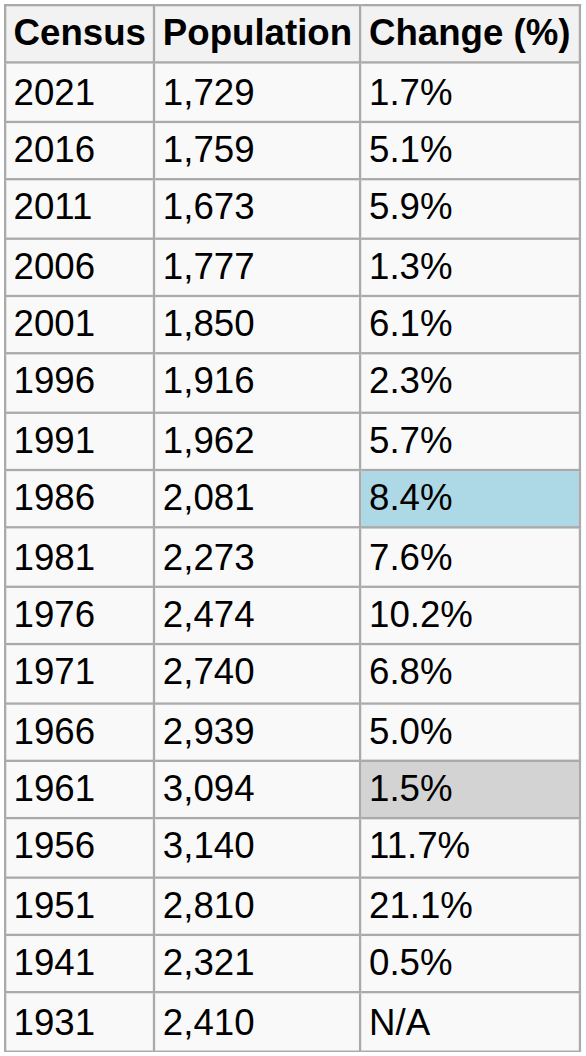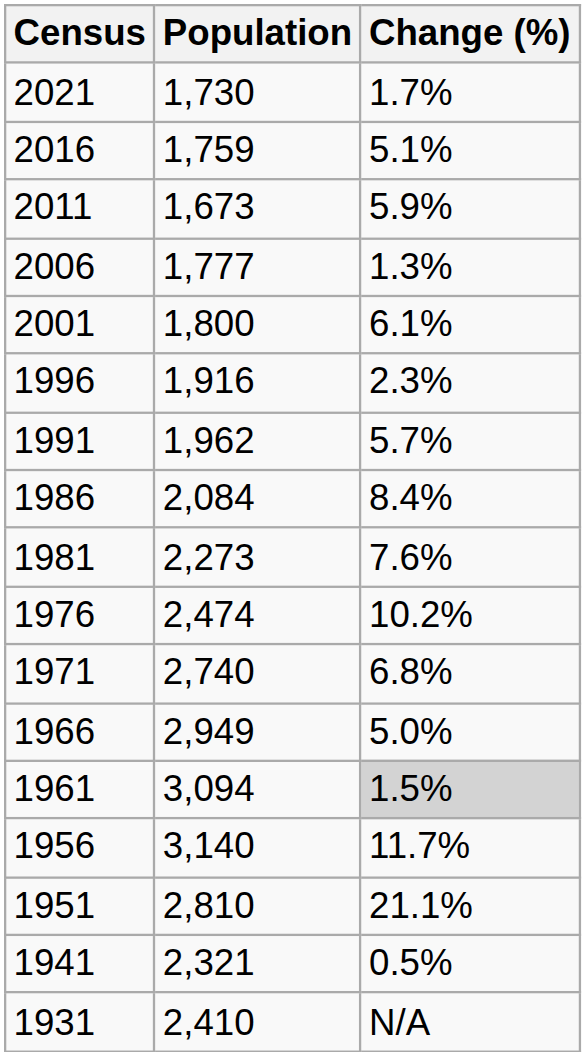(209, 91) 1,729 -> (209, 91) 1,730
(209, 324) 1,850 -> (209, 324) 1,800
(209, 498) 2,081 -> (209, 498) 2,084
(411, 498) lightblue background -> (411, 498) no background
(209, 730) 2,939 -> (209, 730) 2,949
